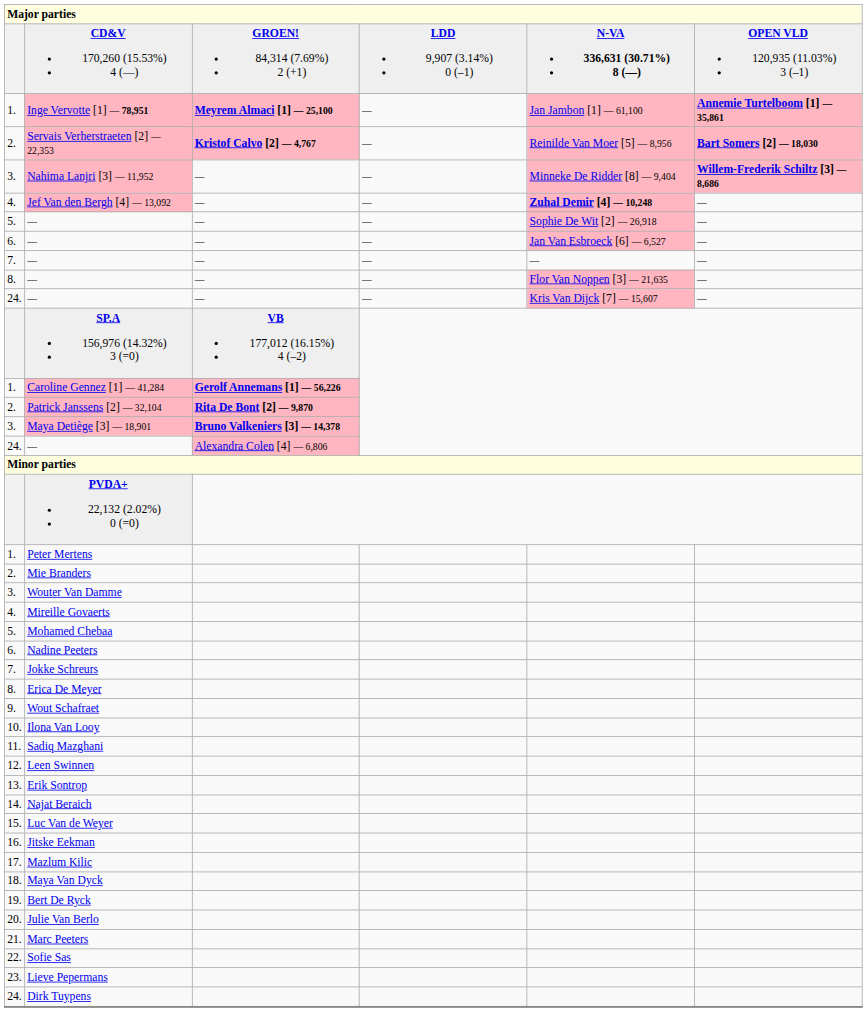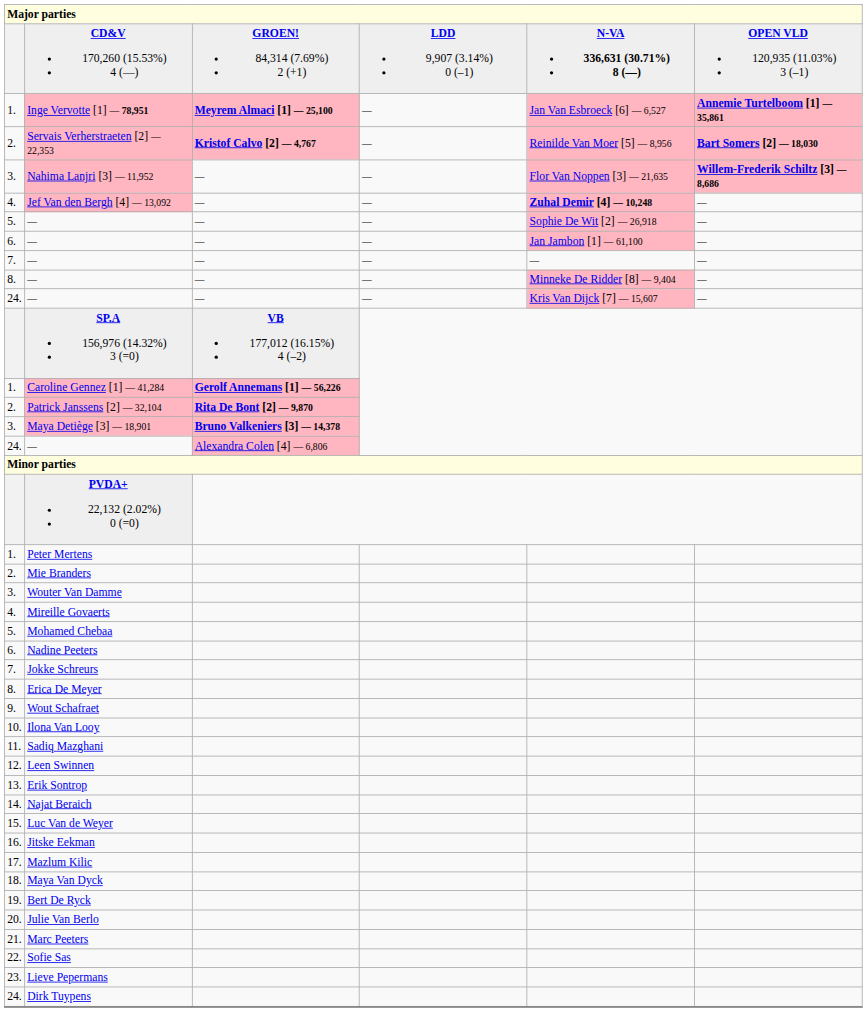(586, 110) Jan Jambon [1] — 61,100 -> (598, 110) Jan Van Esbroeck [6] — 6,527
(603, 176) Minneke De Ridder [8] — 9,404 -> (599, 176) Flor Van Noppen [3] — 21,635
(598, 241) Jan Van Esbroeck [6] — 6,527 -> (586, 241) Jan Jambon [1] — 61,100
(599, 279) Flor Van Noppen [3] — 21,635 -> (603, 279) Minneke De Ridder [8] — 9,404
